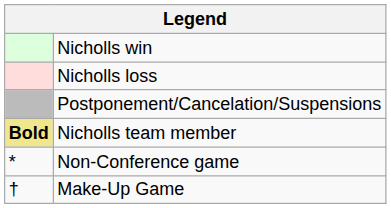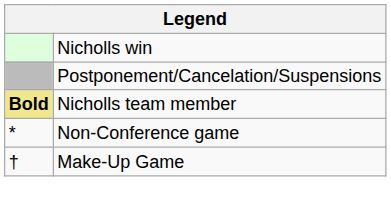- row: (107, 76)
